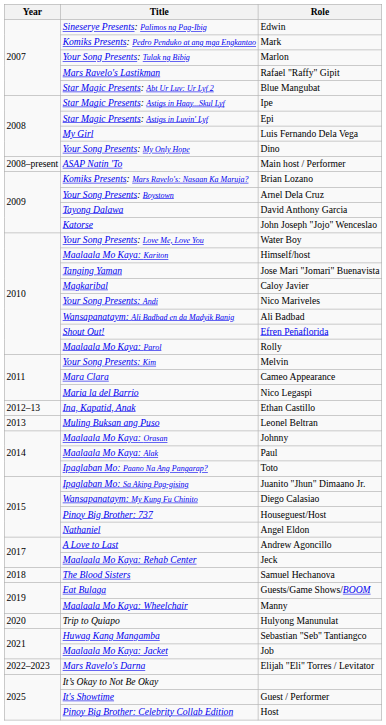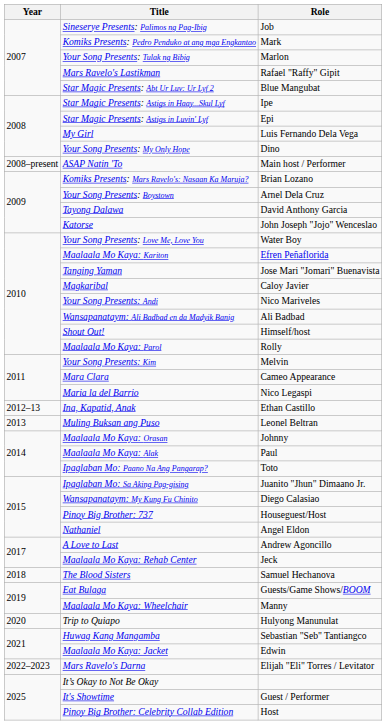(273, 27) Edwin -> (267, 27) Job
(285, 255) Himself/host -> (294, 255) Efren Peñaflorida
(294, 331) Efren Peñaflorida -> (285, 331) Himself/host
(267, 651) Job -> (273, 651) Edwin
